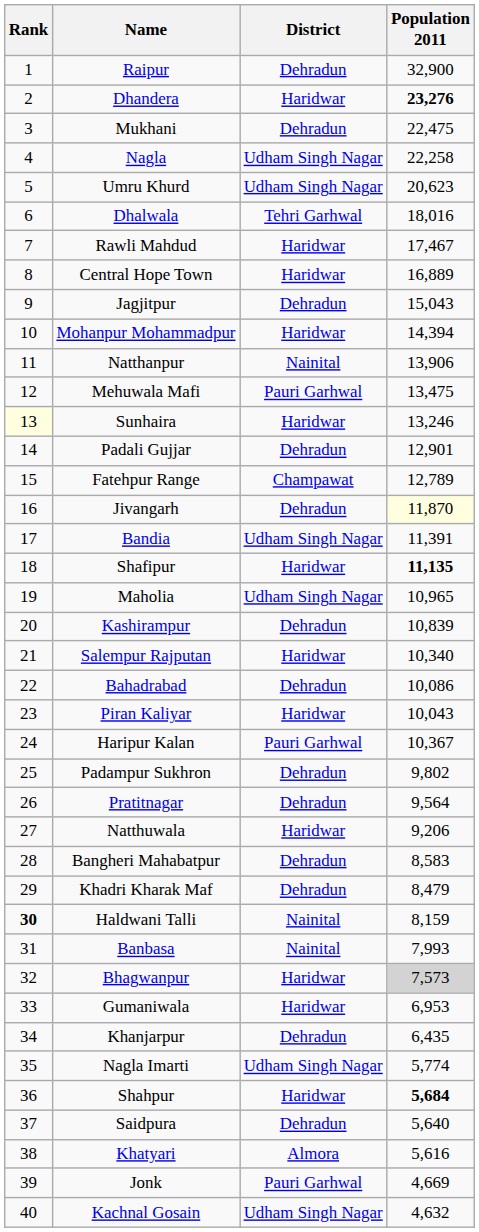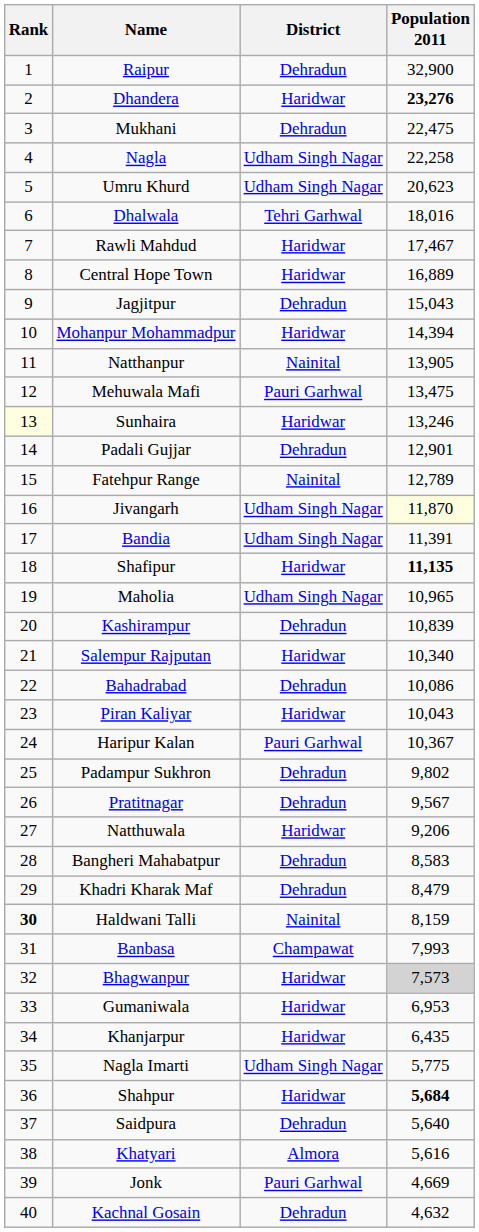(430, 362) 13,906 -> (430, 362) 13,905
(313, 479) Champawat -> (313, 479) Nainital
(313, 509) Dehradun -> (313, 509) Udham Singh Nagar
(430, 802) 9,564 -> (430, 802) 9,567
(313, 948) Nainital -> (313, 948) Champawat
(313, 1036) Dehradun -> (313, 1036) Haridwar
(430, 1065) 5,774 -> (430, 1065) 5,775
(313, 1212) Udham Singh Nagar -> (313, 1212) Dehradun
